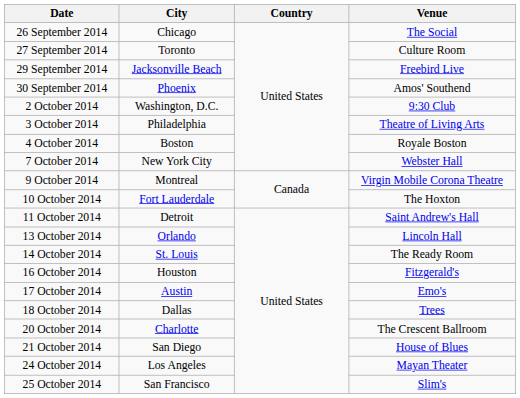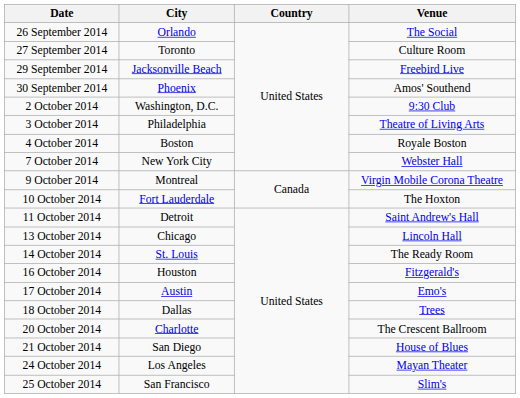(177, 32) Chicago -> (177, 32) Orlando
(177, 236) Orlando -> (177, 236) Chicago
